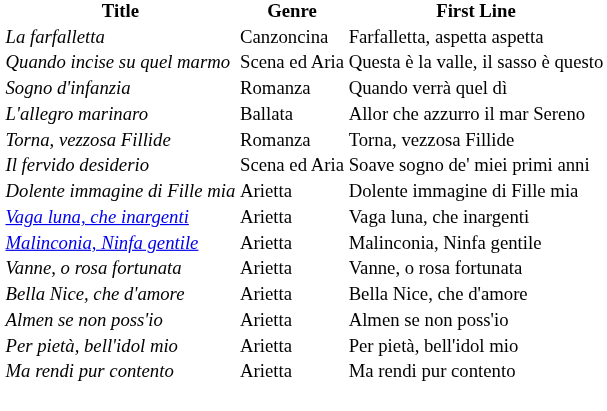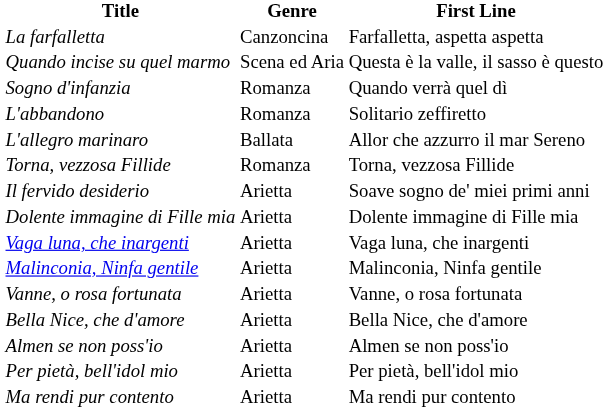+ row: (55, 113)
(292, 165) Scena ed Aria -> (266, 191) Arietta
